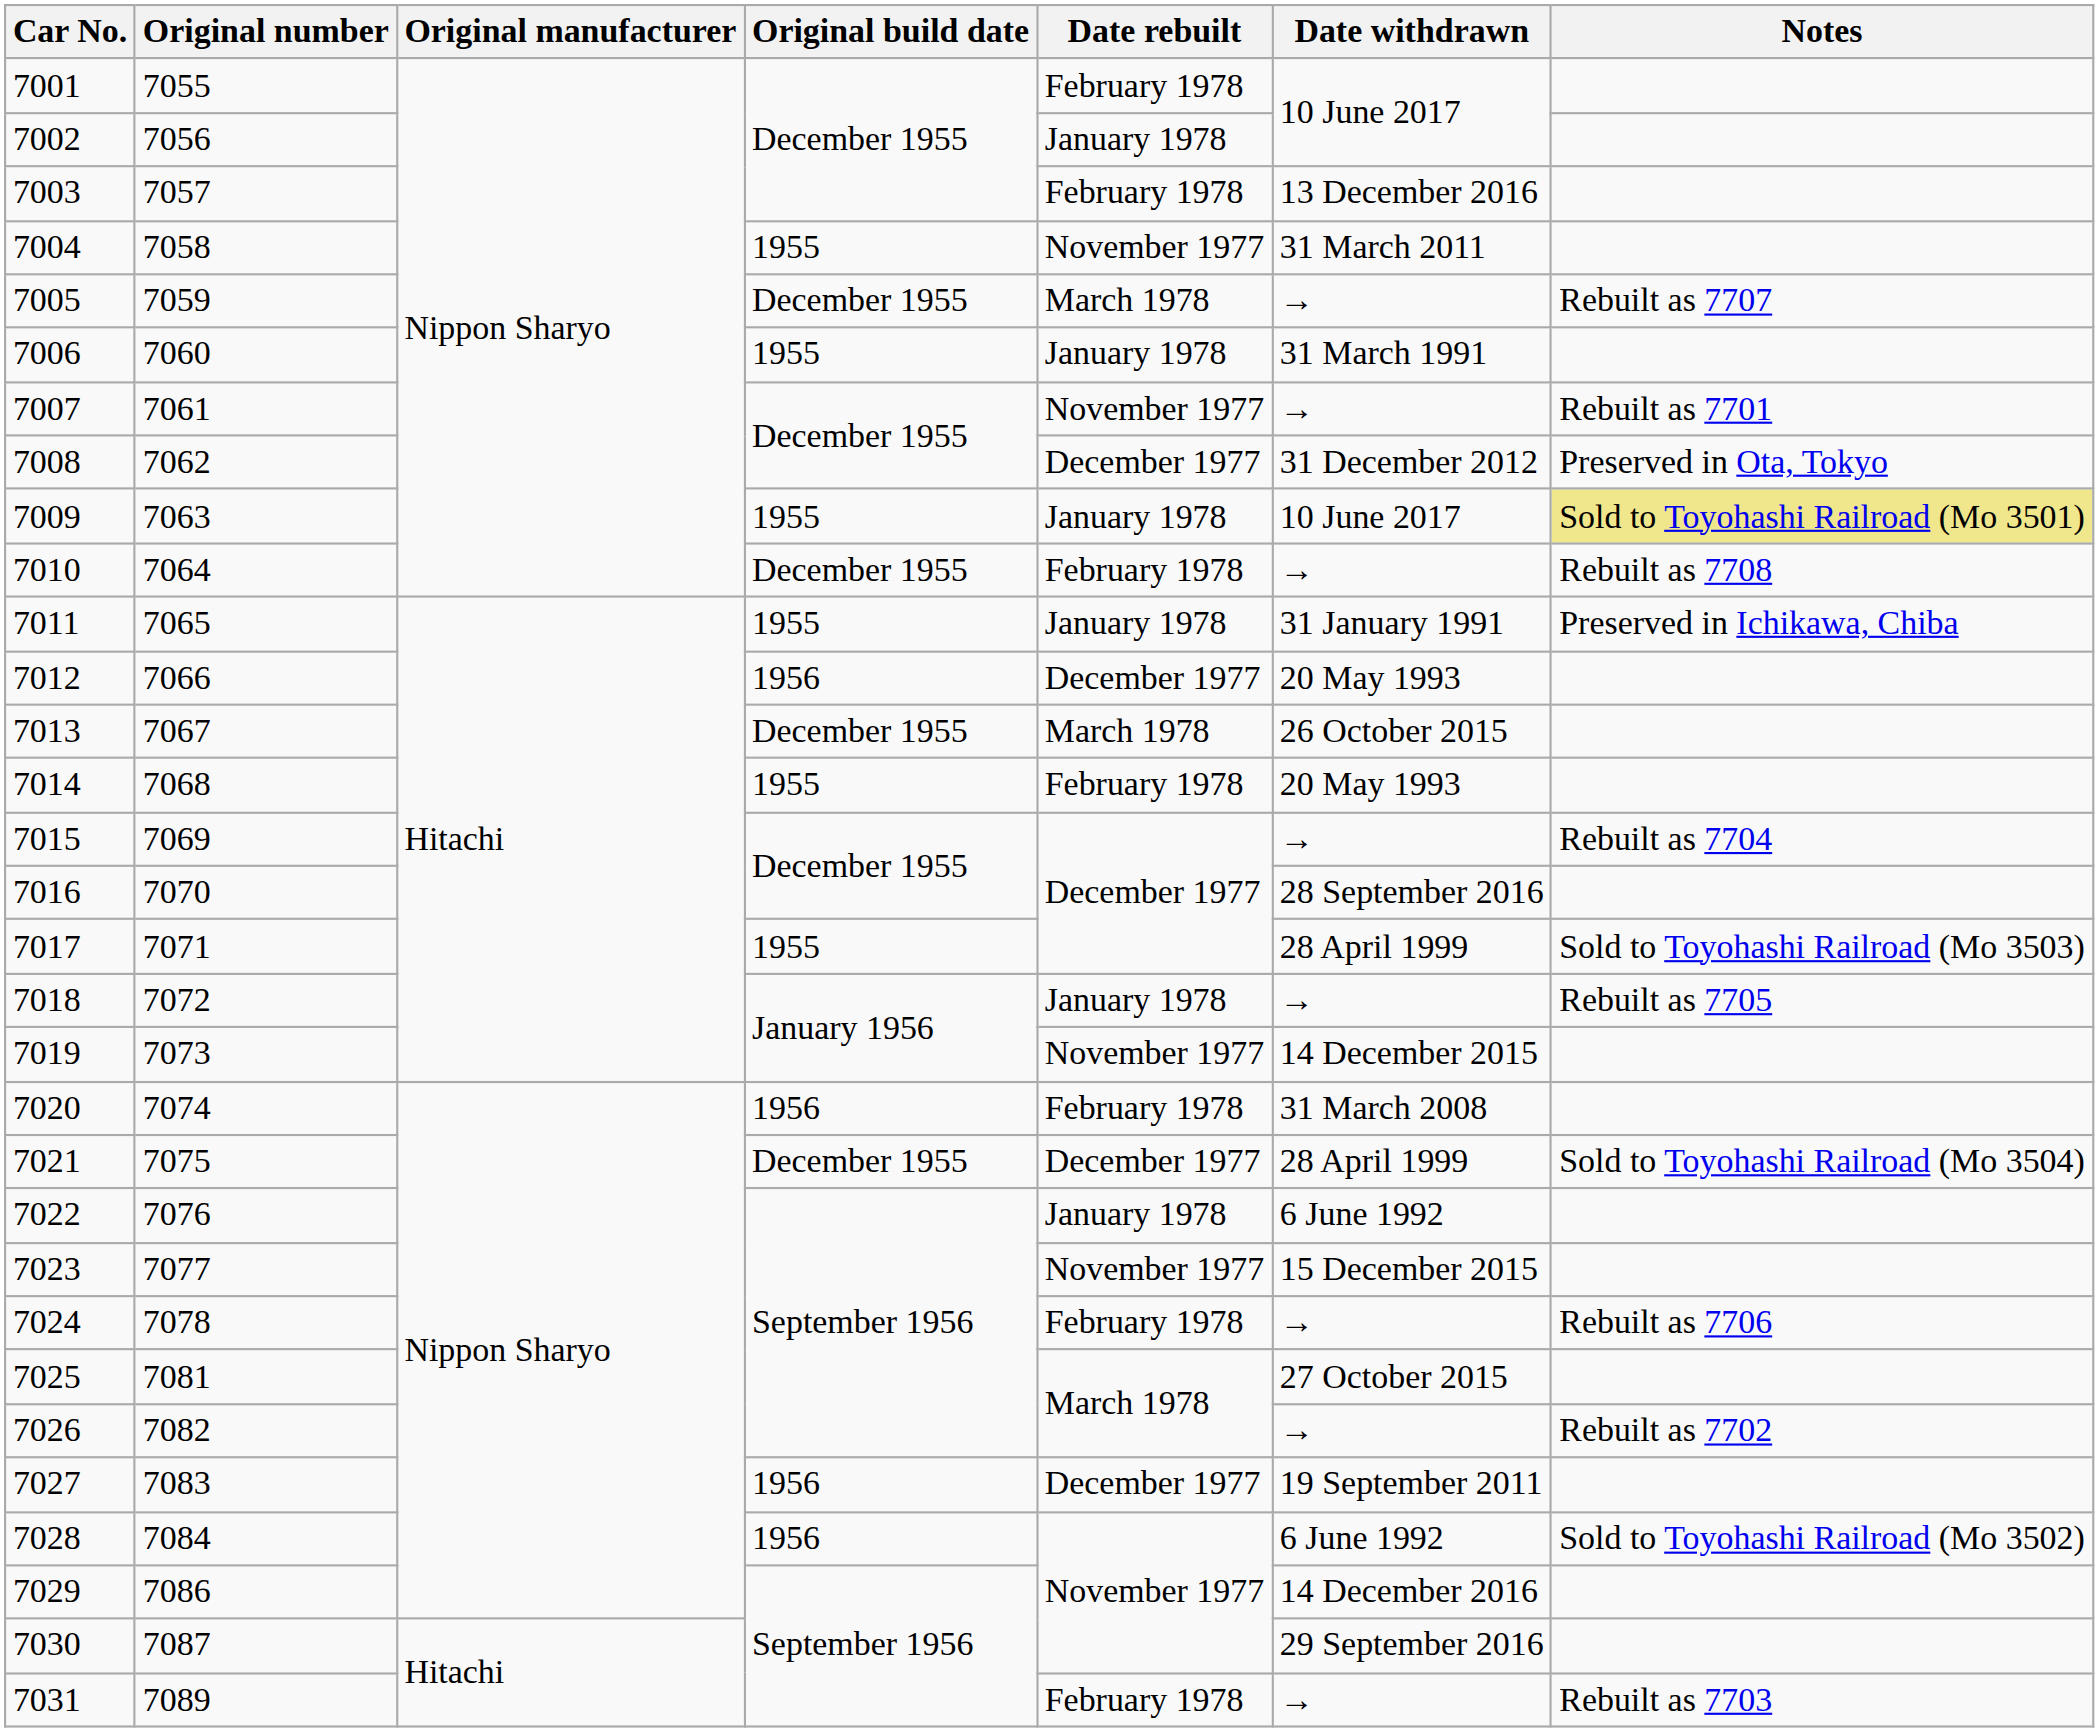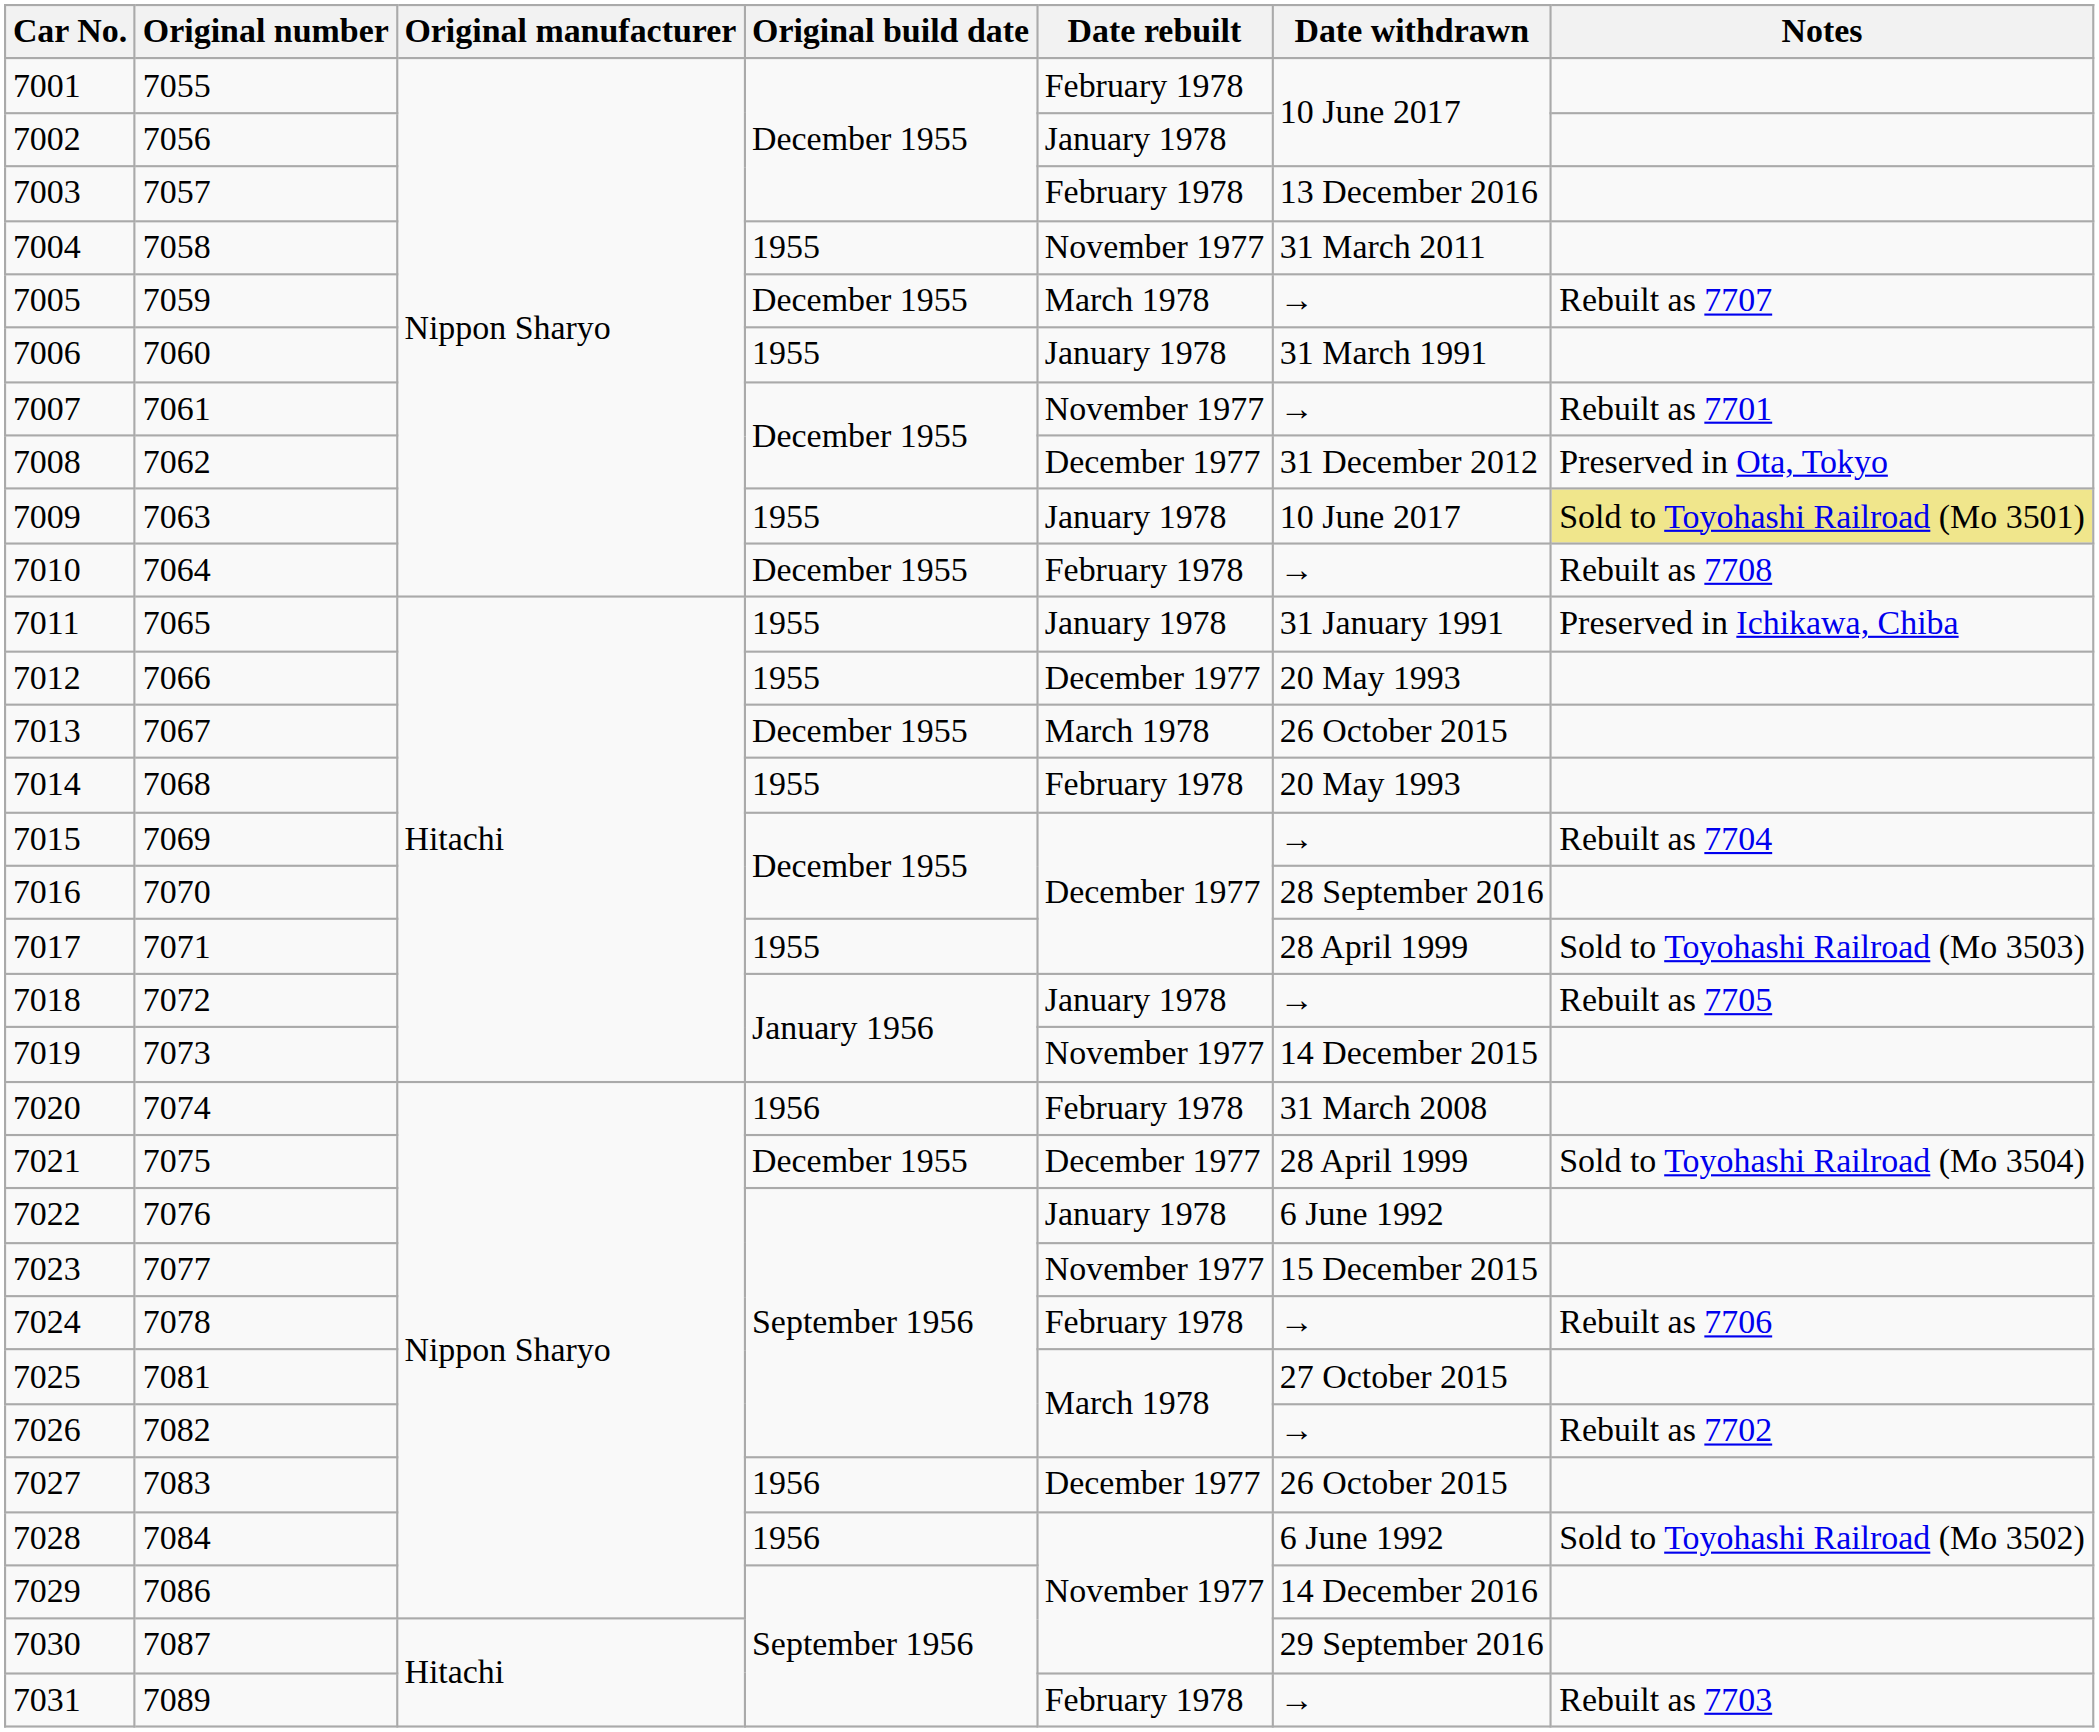(786, 676) 1956 -> (786, 676) 1955
(1411, 1483) 19 September 2011 -> (1394, 1483) 26 October 2015
